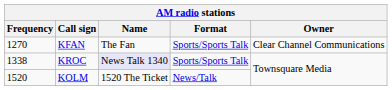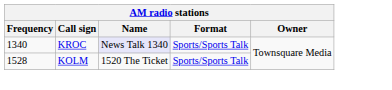- row: (71, 45)
(17, 61) 1338 -> (17, 45) 1340
(17, 77) 1520 -> (17, 61) 1528
(195, 77) News/Talk -> (210, 61) Sports/Sports Talk
